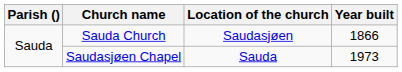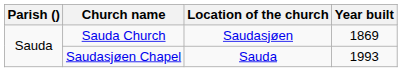(364, 35) 1866 -> (364, 35) 1869
(364, 56) 1973 -> (364, 56) 1993
